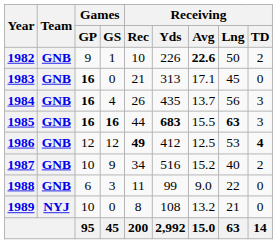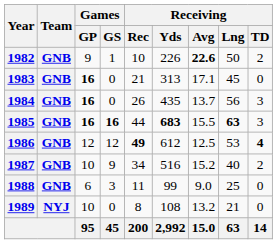(112, 100) 4 -> (112, 100) 0
(170, 143) 412 -> (170, 143) 612
(233, 185) 22 -> (233, 185) 25
